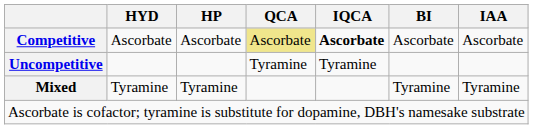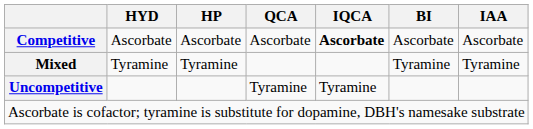(280, 40) khaki background -> (280, 40) no background
rows swapped: (56, 64) <-> (56, 87)
